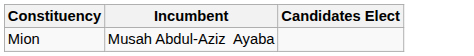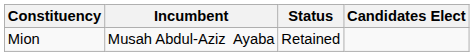+ column: (311, 16)
